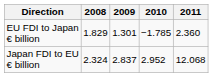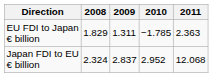(124, 33) 1.301 -> (124, 33) 1.311
(188, 33) 2.360 -> (188, 33) 2.363
